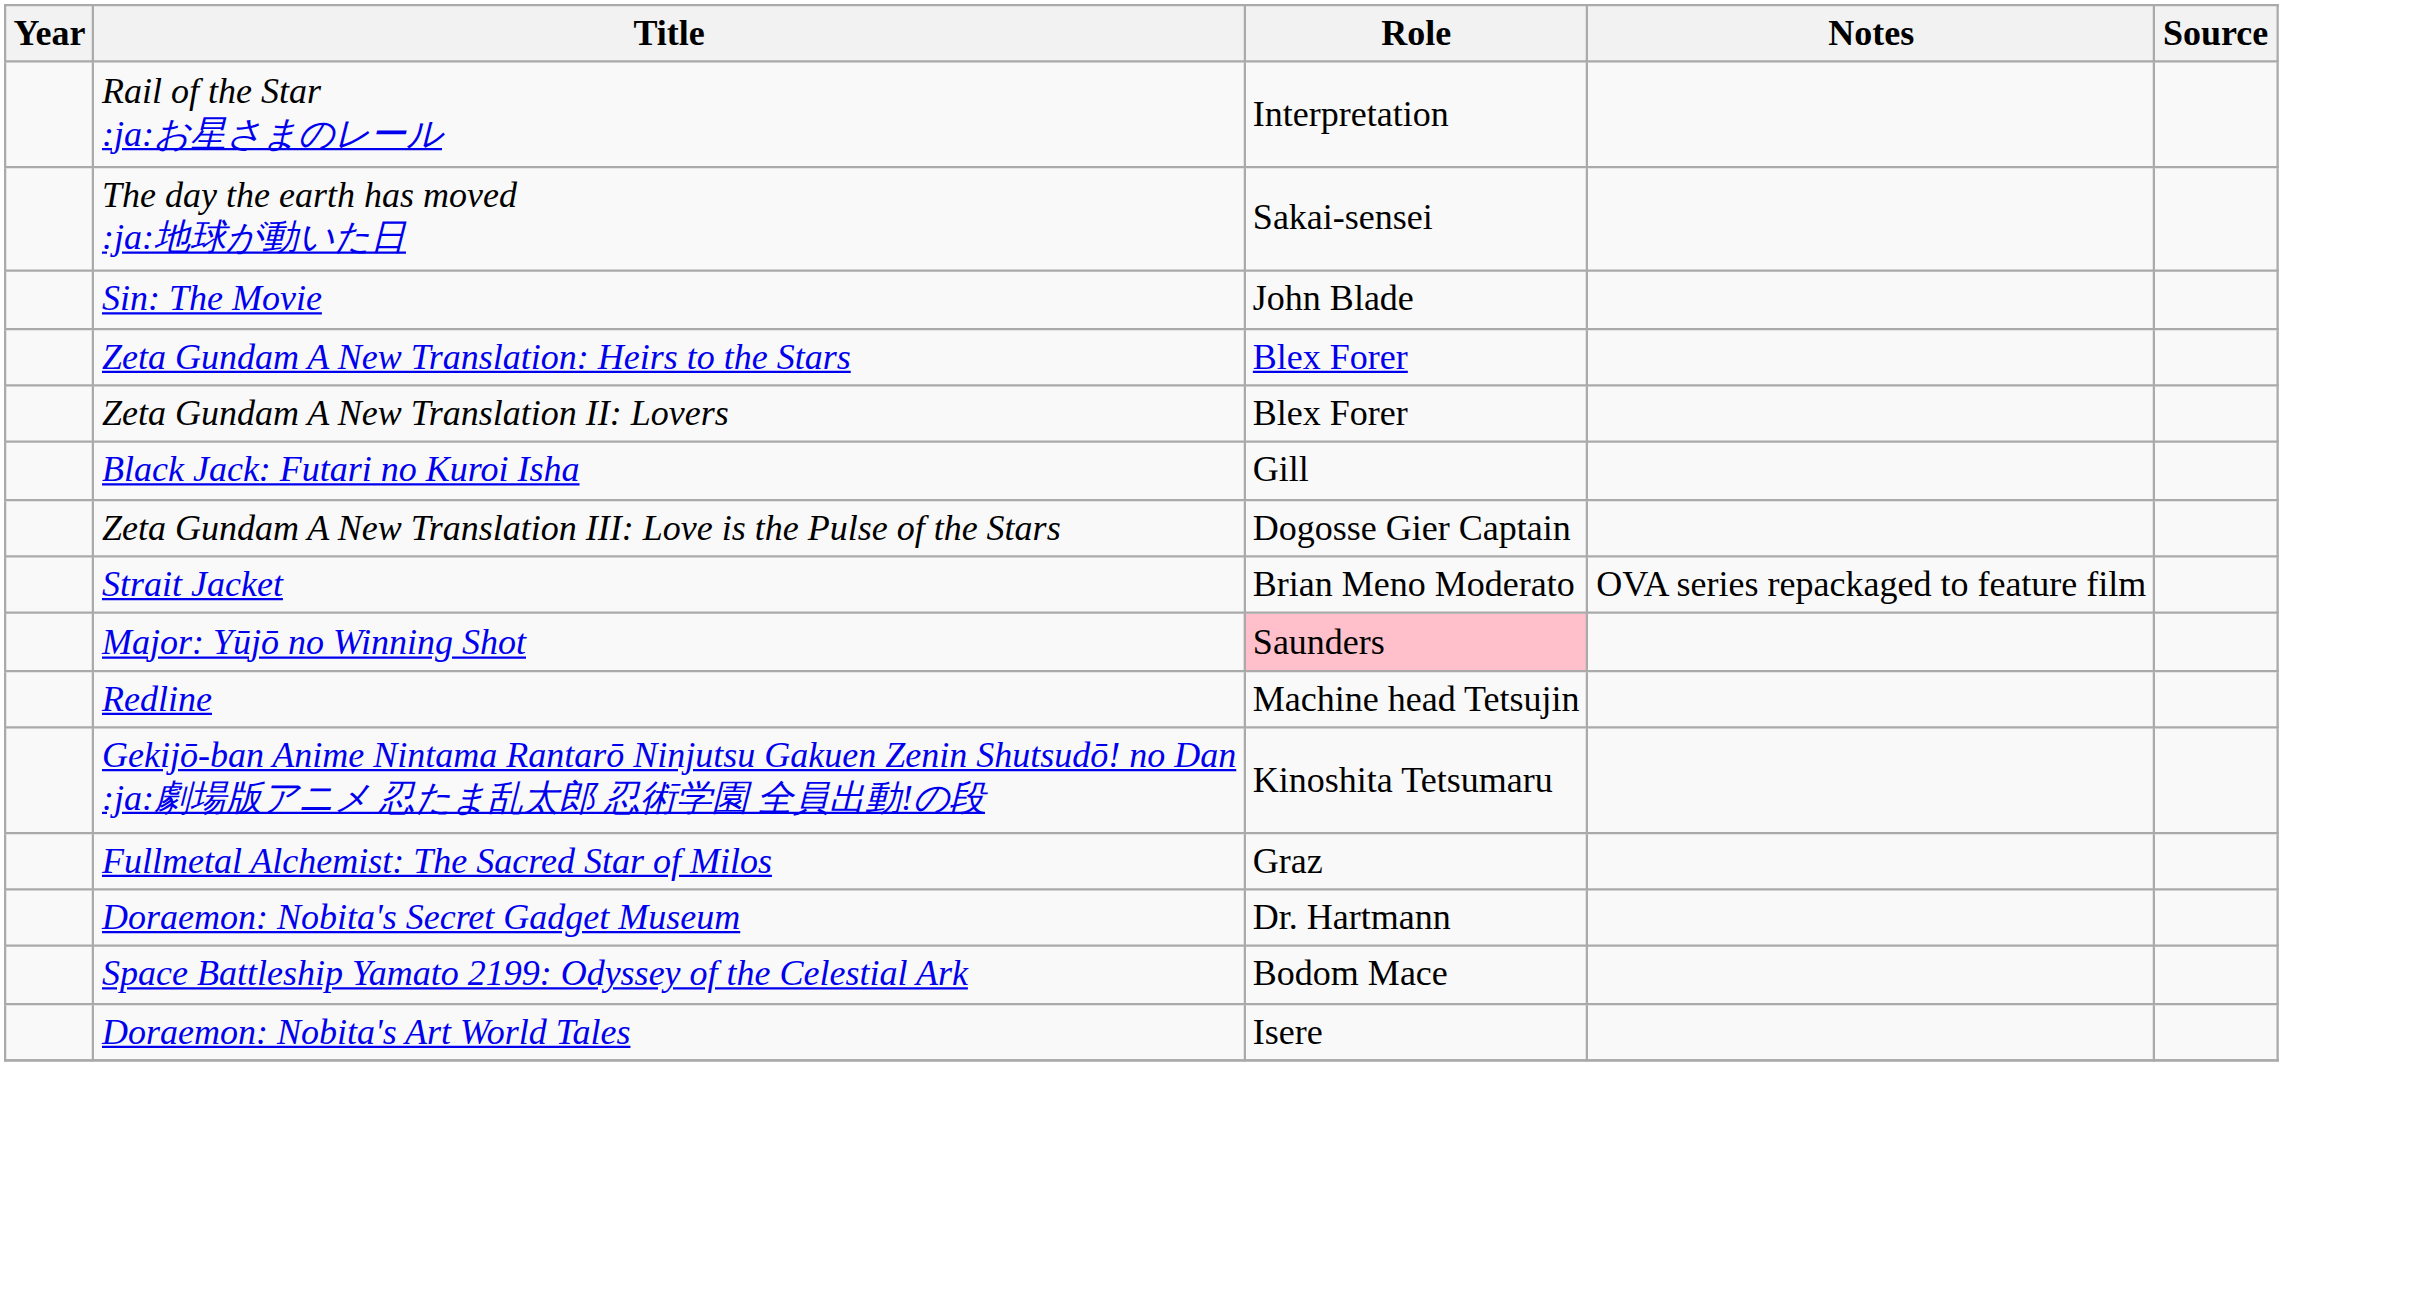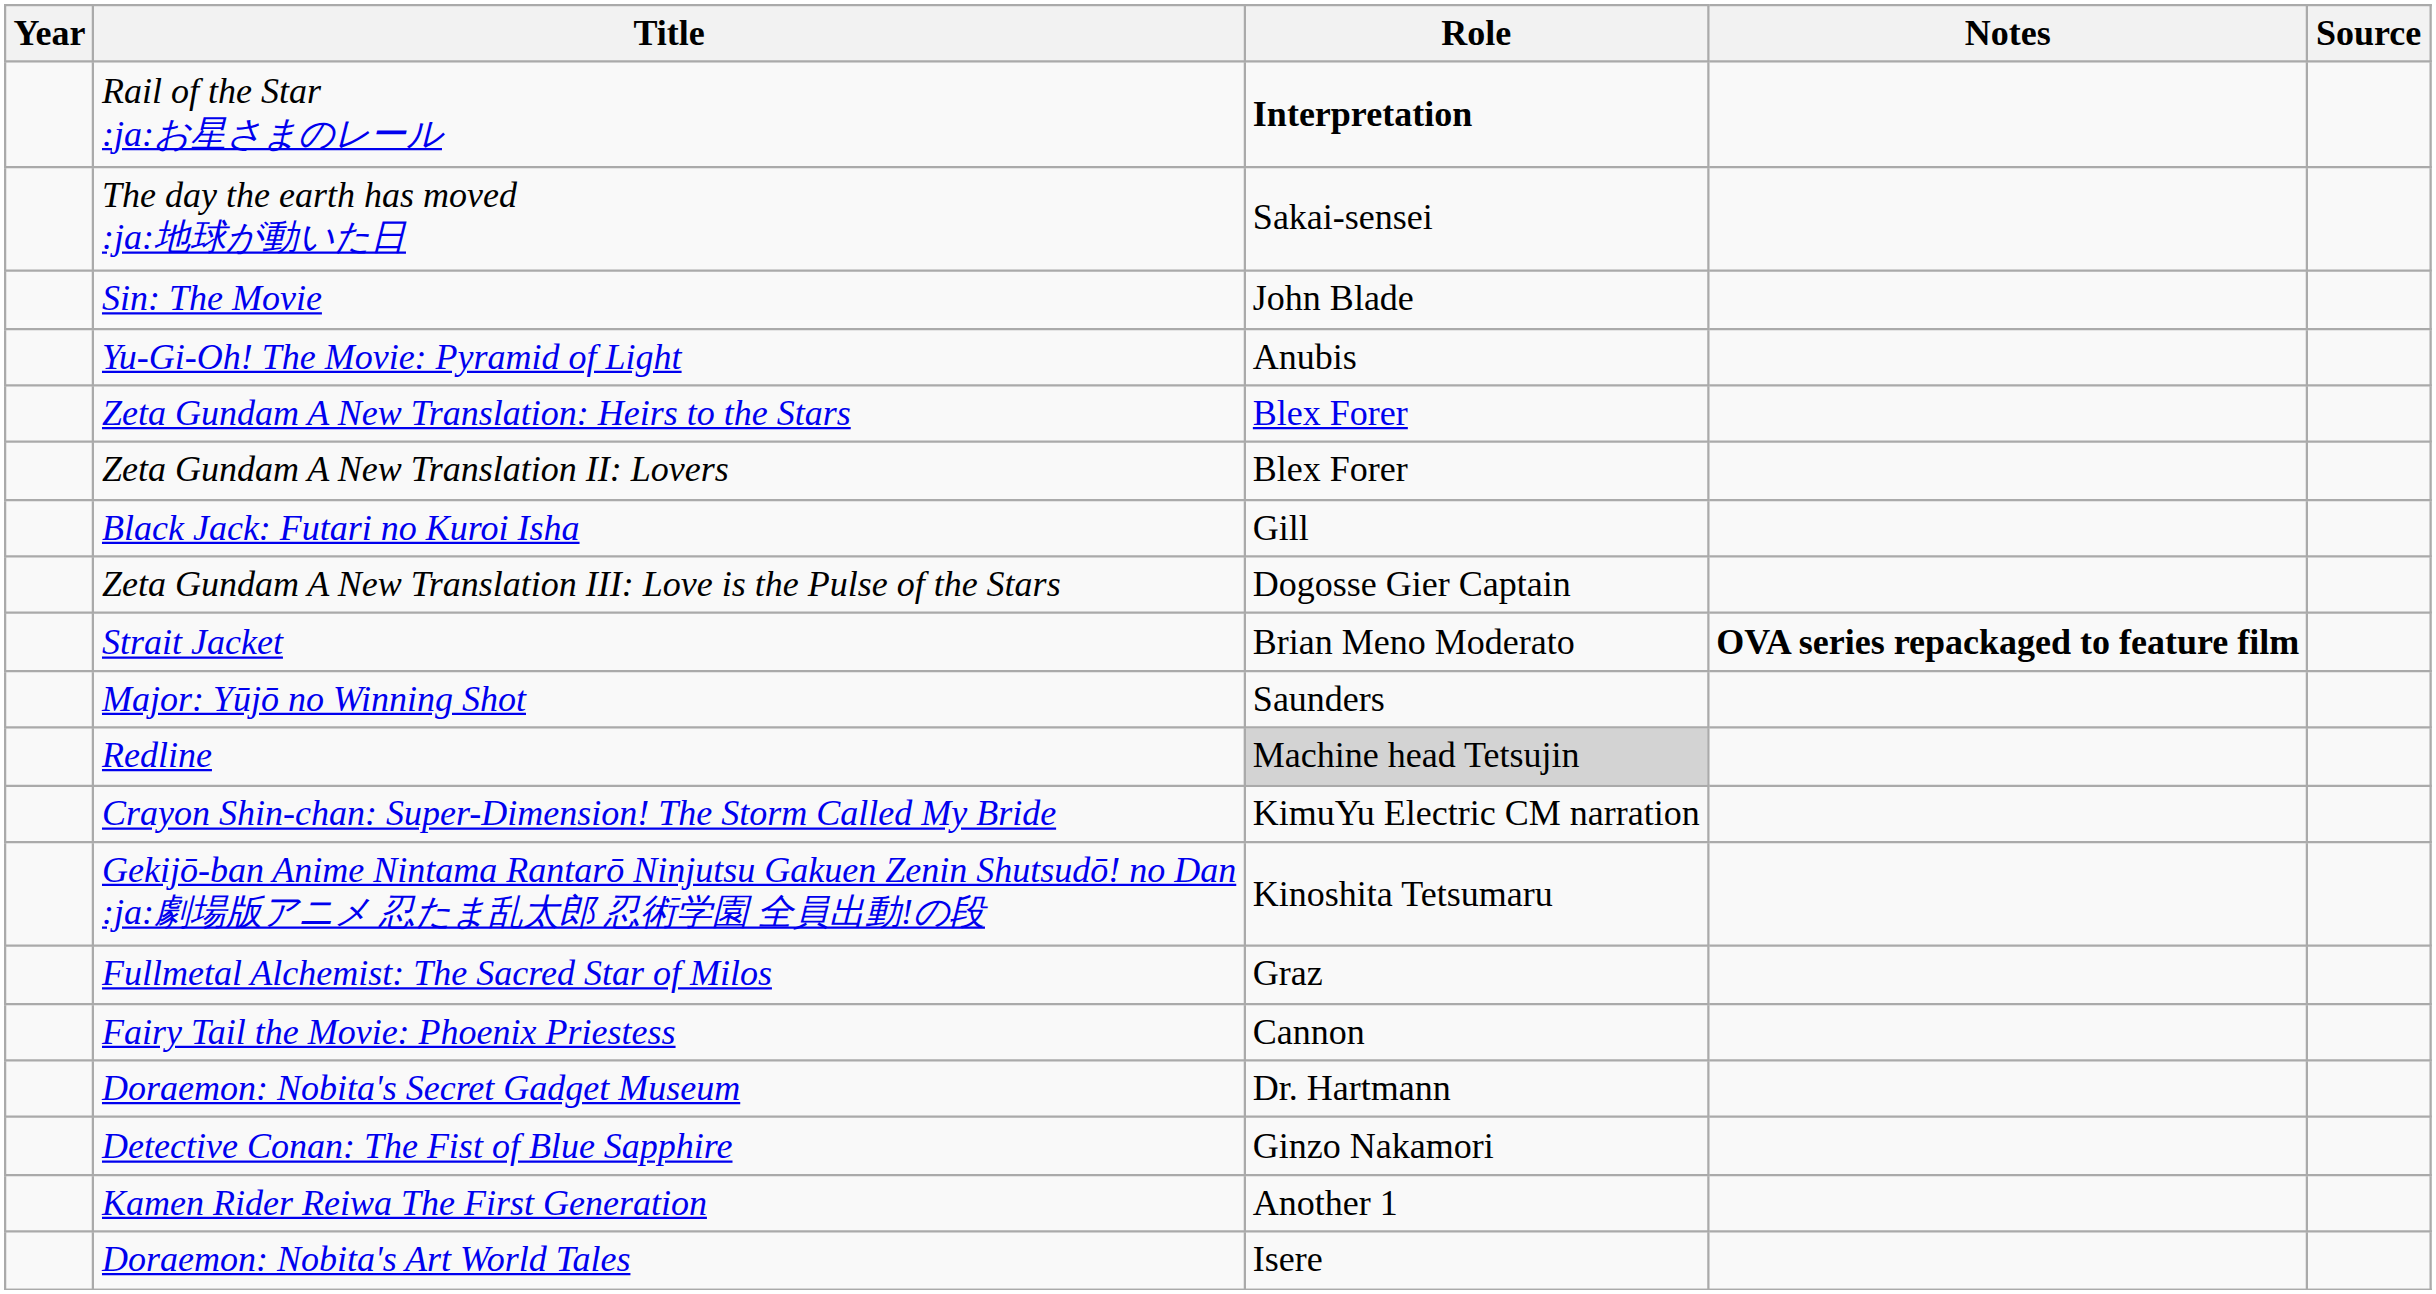(1351, 113) normal -> (1363, 113) bold
+ row: (392, 355)
(1871, 584) normal -> (2008, 641) bold
(1319, 641) pink background -> (1319, 698) no background
(1416, 698) no background -> (1416, 755) lightgrey background
+ row: (579, 812)
+ row: (389, 1031)
- row: (535, 974)
+ row: (417, 1145)
+ row: (404, 1202)
